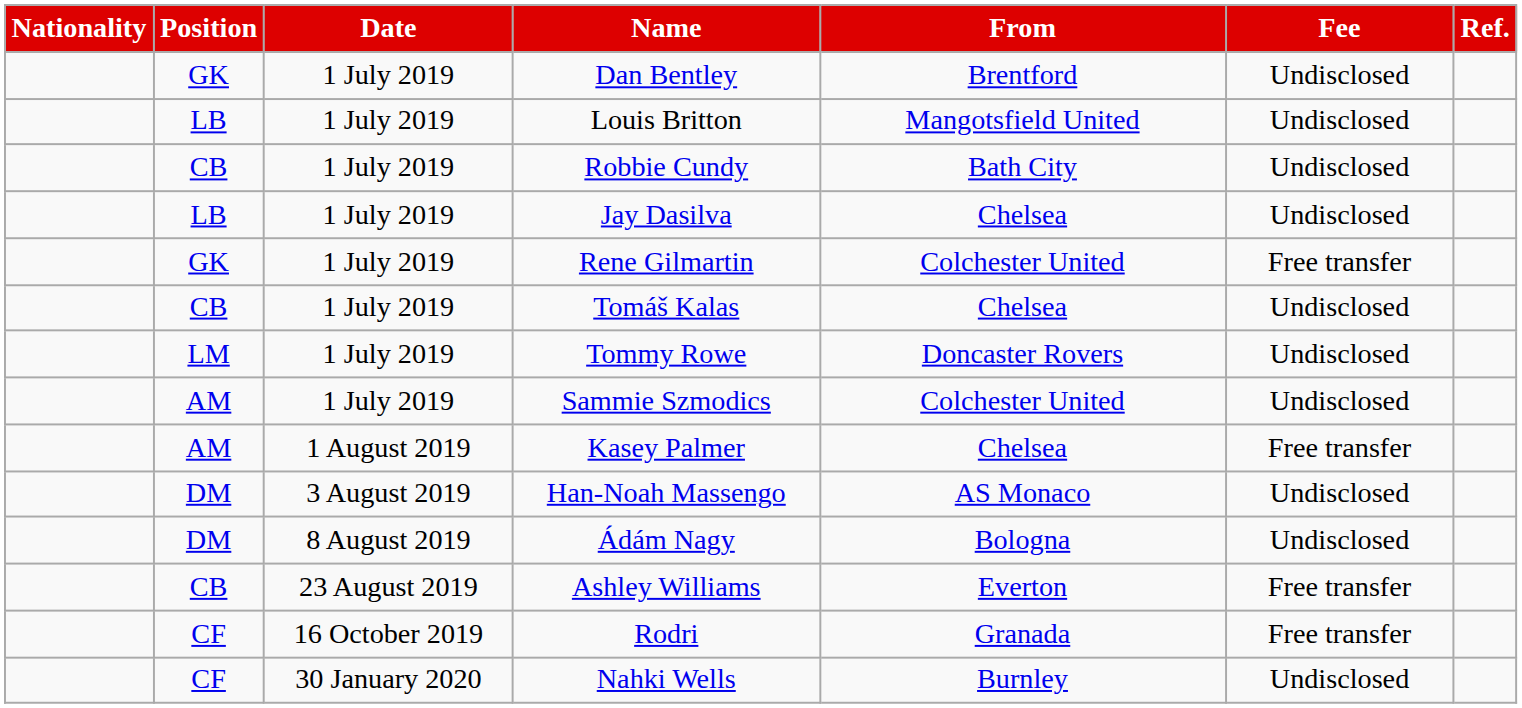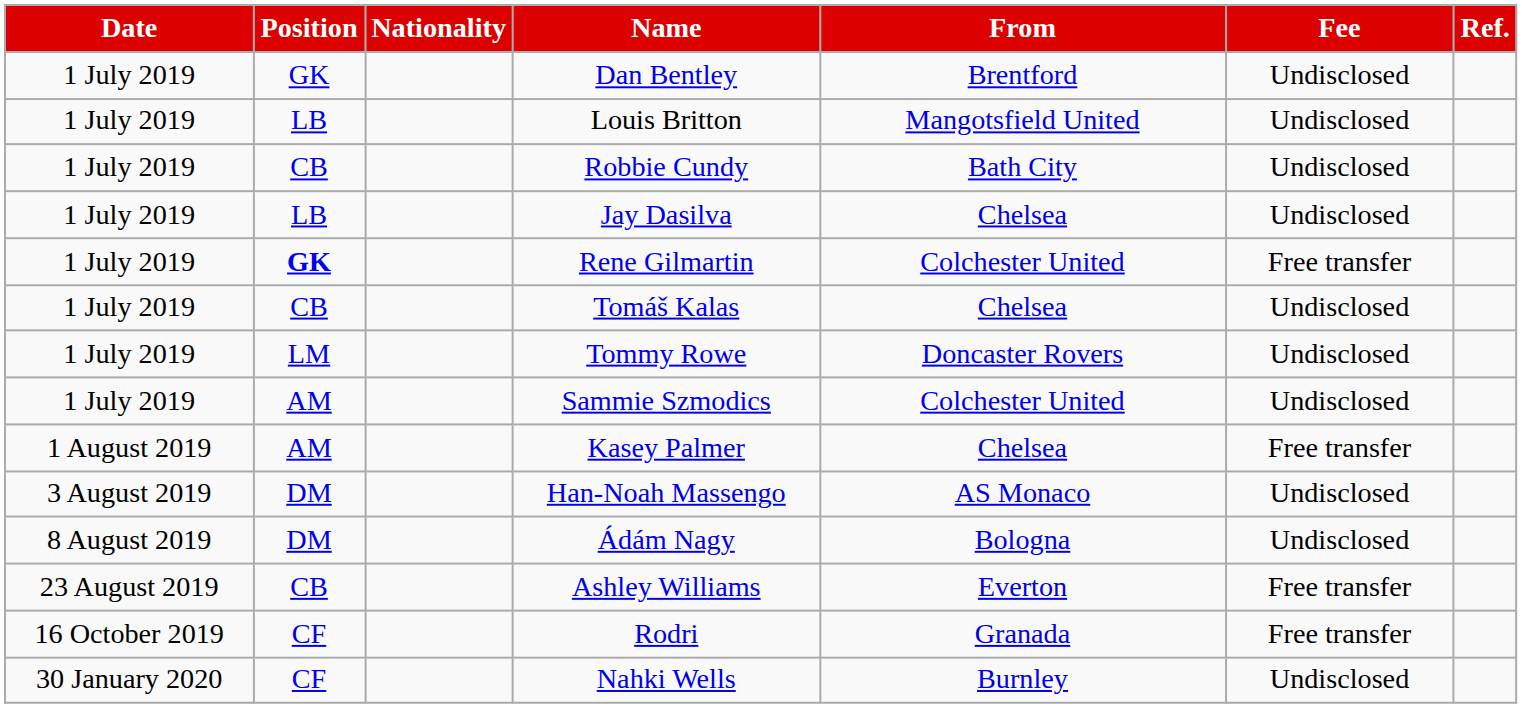columns swapped: (388, 28) <-> (79, 28)
(209, 260) normal -> (309, 260) bold
